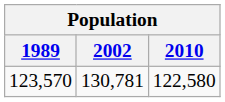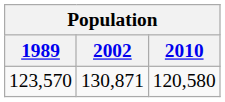(112, 81) 130,781 -> (112, 81) 130,871
(184, 81) 122,580 -> (184, 81) 120,580
